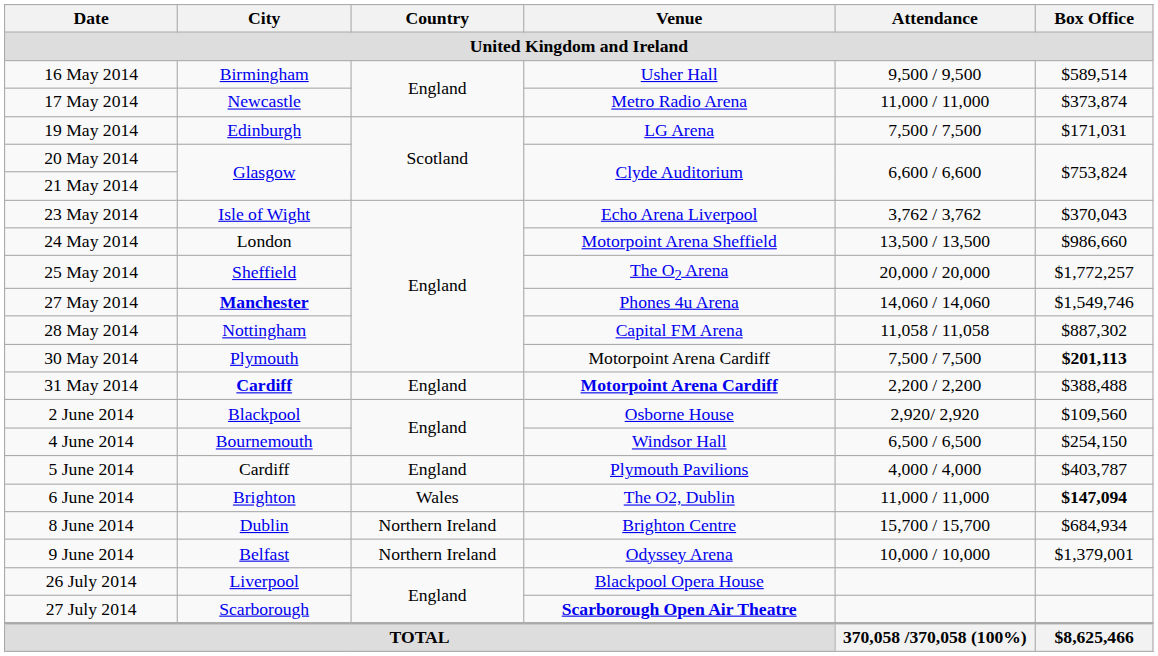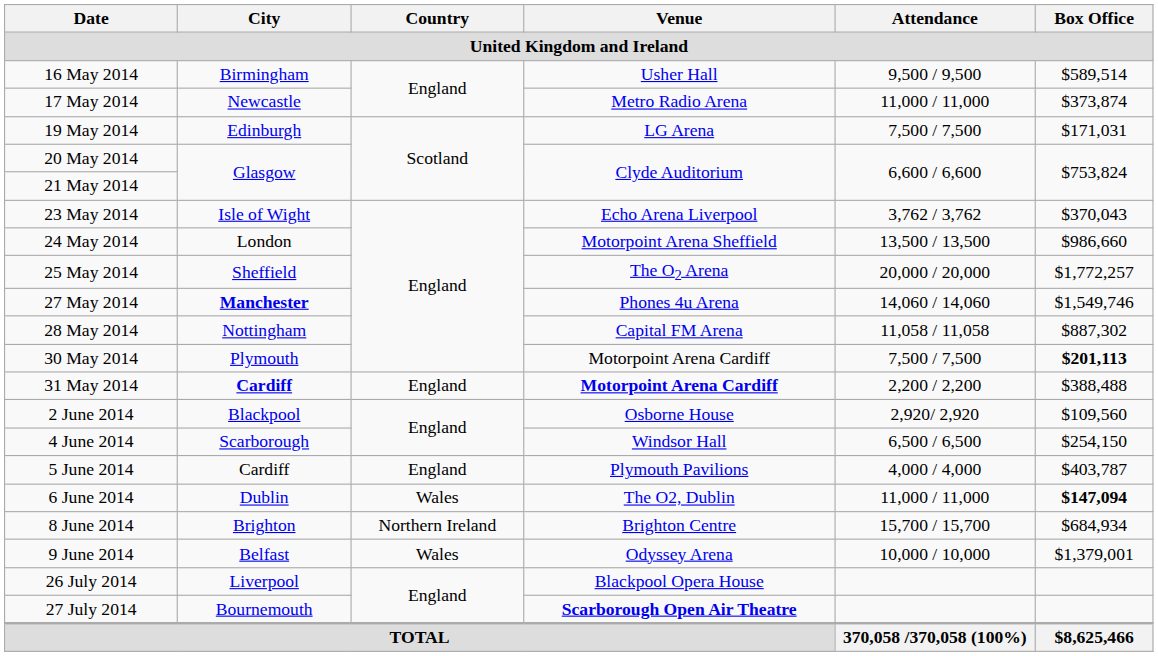(264, 441) Bournemouth -> (264, 441) Scarborough
(264, 497) Brighton -> (264, 497) Dublin
(264, 525) Dublin -> (264, 525) Brighton
(437, 553) Northern Ireland -> (437, 553) Wales
(264, 609) Scarborough -> (264, 609) Bournemouth
